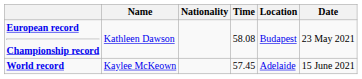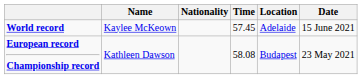rows swapped: (35, 66) <-> (53, 39)
